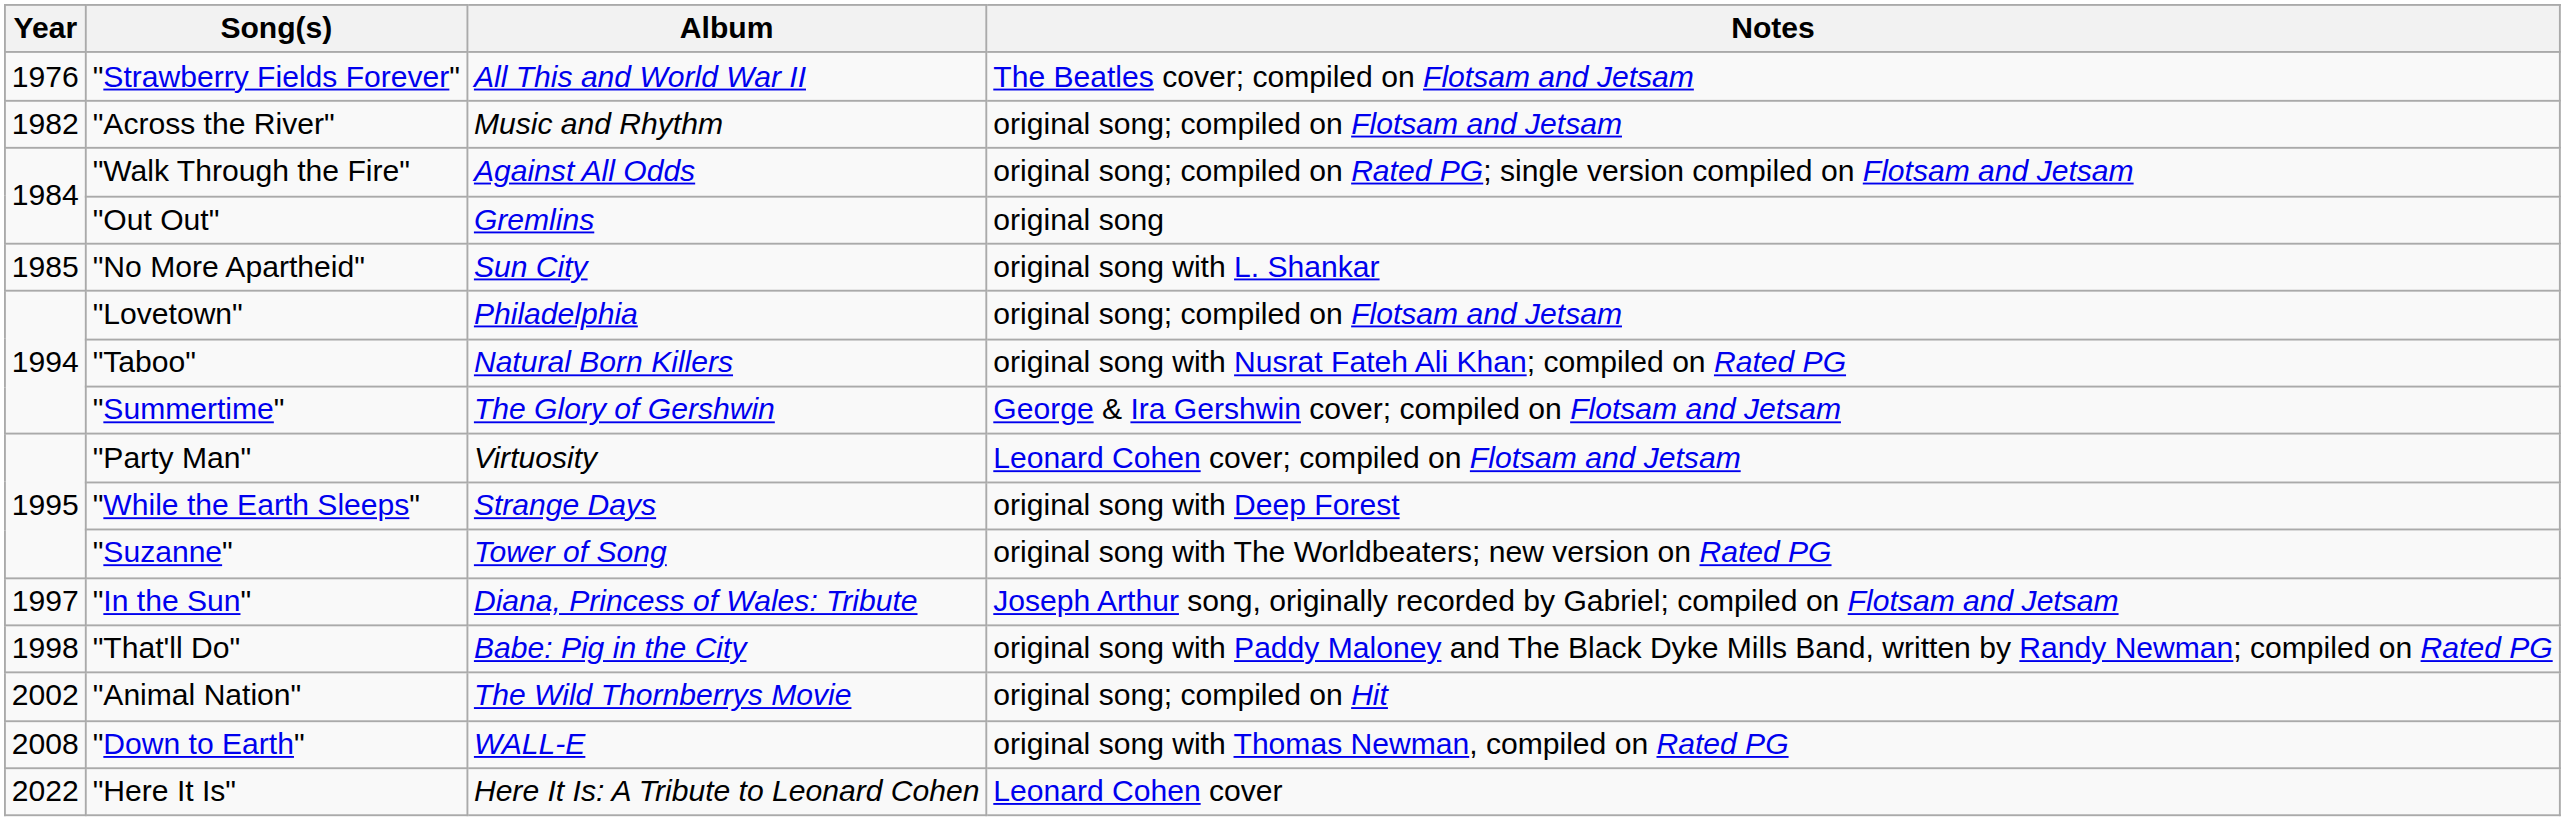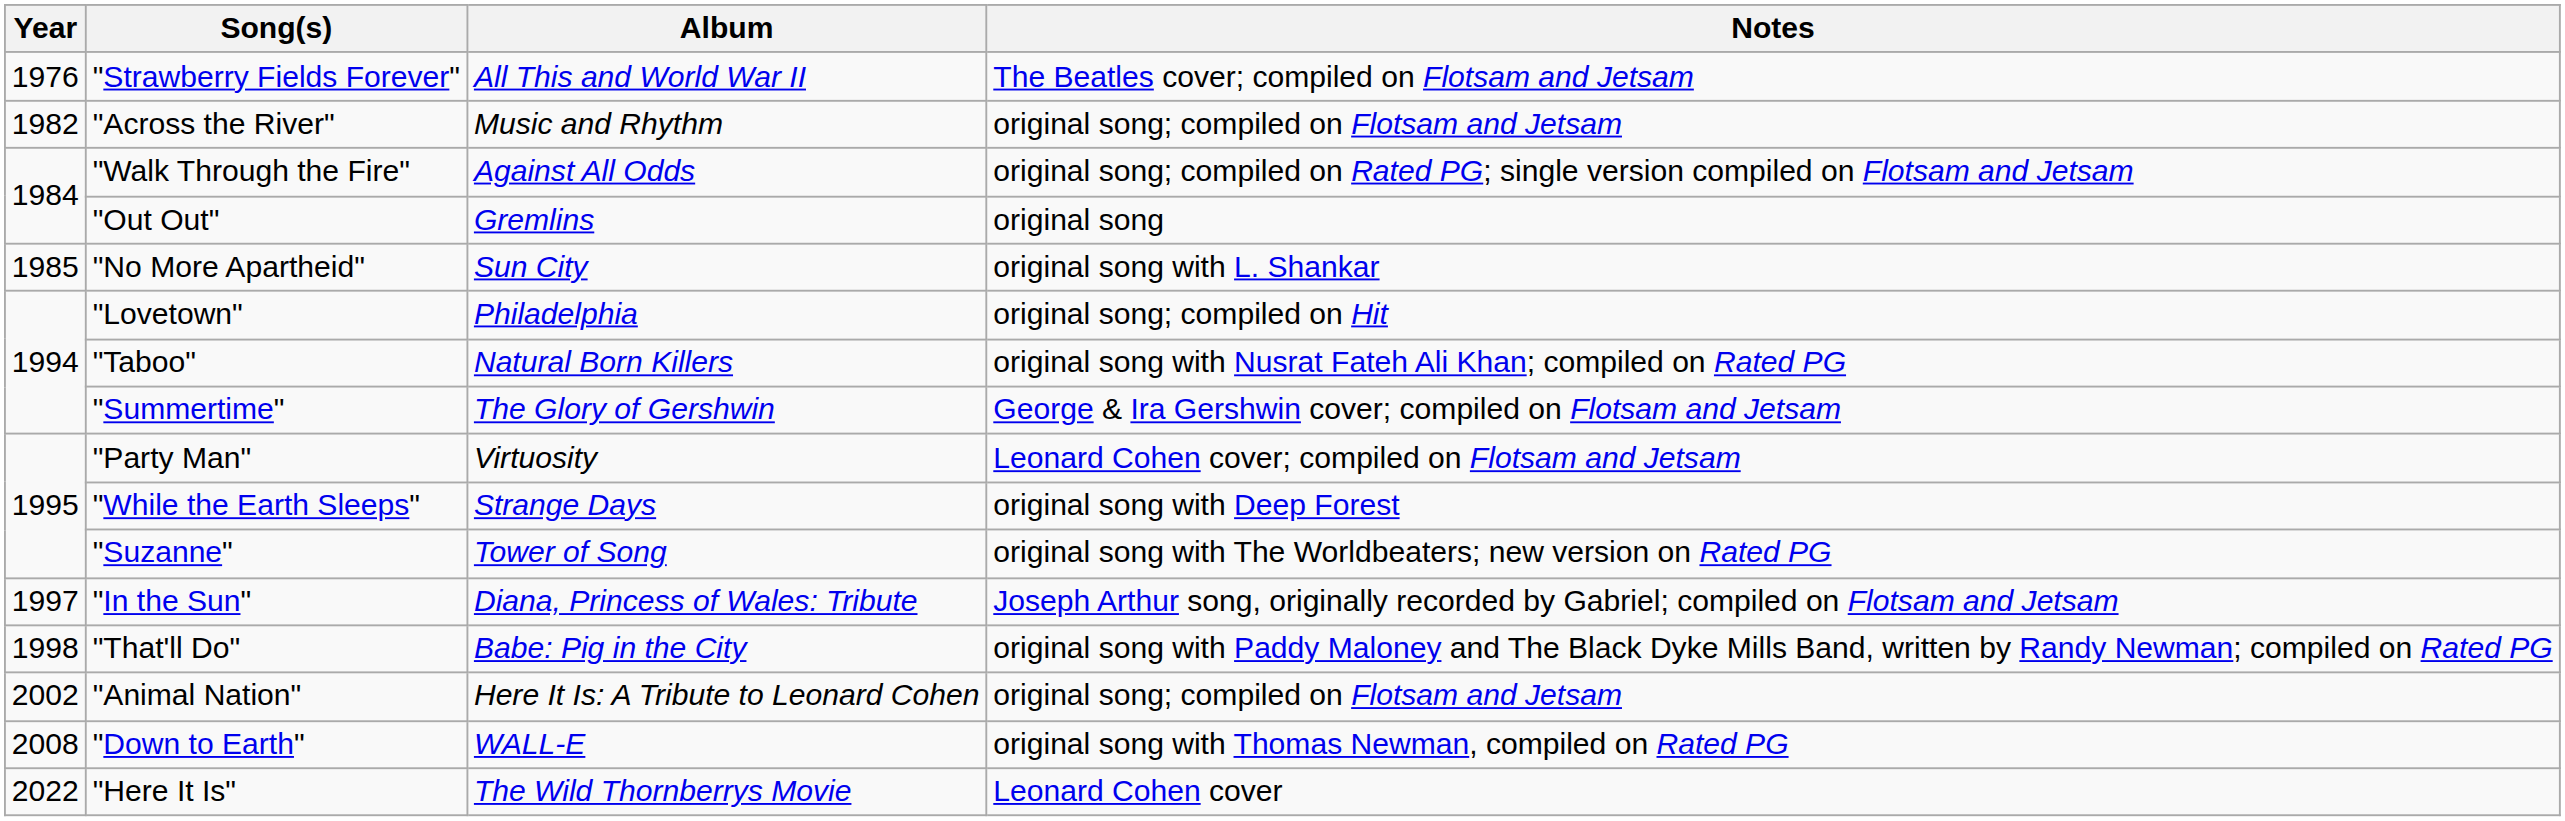(1308, 314) original song; compiled on Flotsam and Jetsam -> (1191, 314) original song; compiled on Hit
(663, 696) The Wild Thornberrys Movie -> (727, 696) Here It Is: A Tribute to Leonard Cohen
(1191, 696) original song; compiled on Hit -> (1308, 696) original song; compiled on Flotsam and Jetsam
(727, 791) Here It Is: A Tribute to Leonard Cohen -> (663, 791) The Wild Thornberrys Movie
